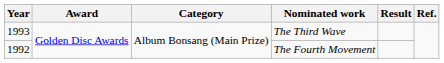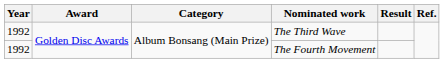(18, 31) 1993 -> (18, 31) 1992
